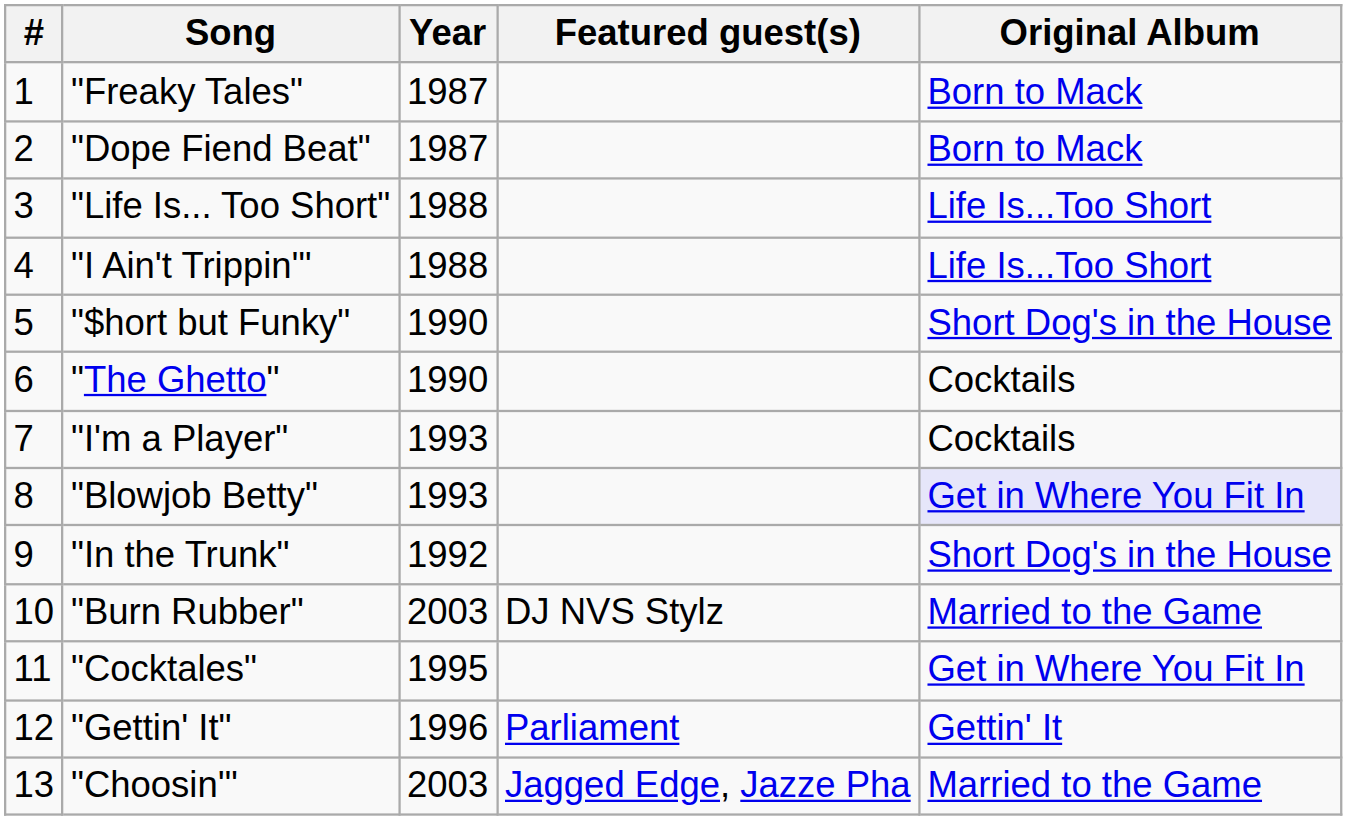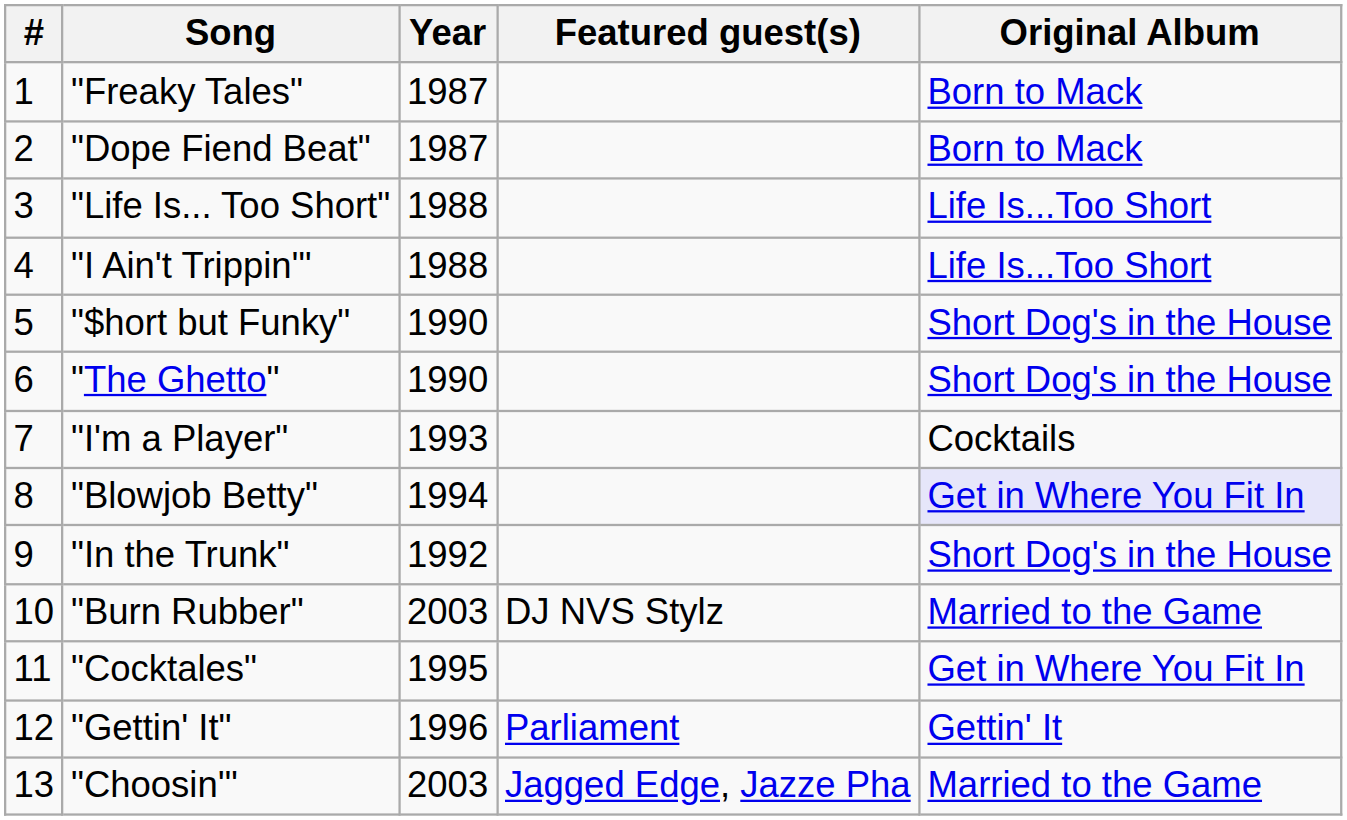(1001, 380) Cocktails -> (1130, 380) Short Dog's in the House
(448, 496) 1993 -> (448, 496) 1994
